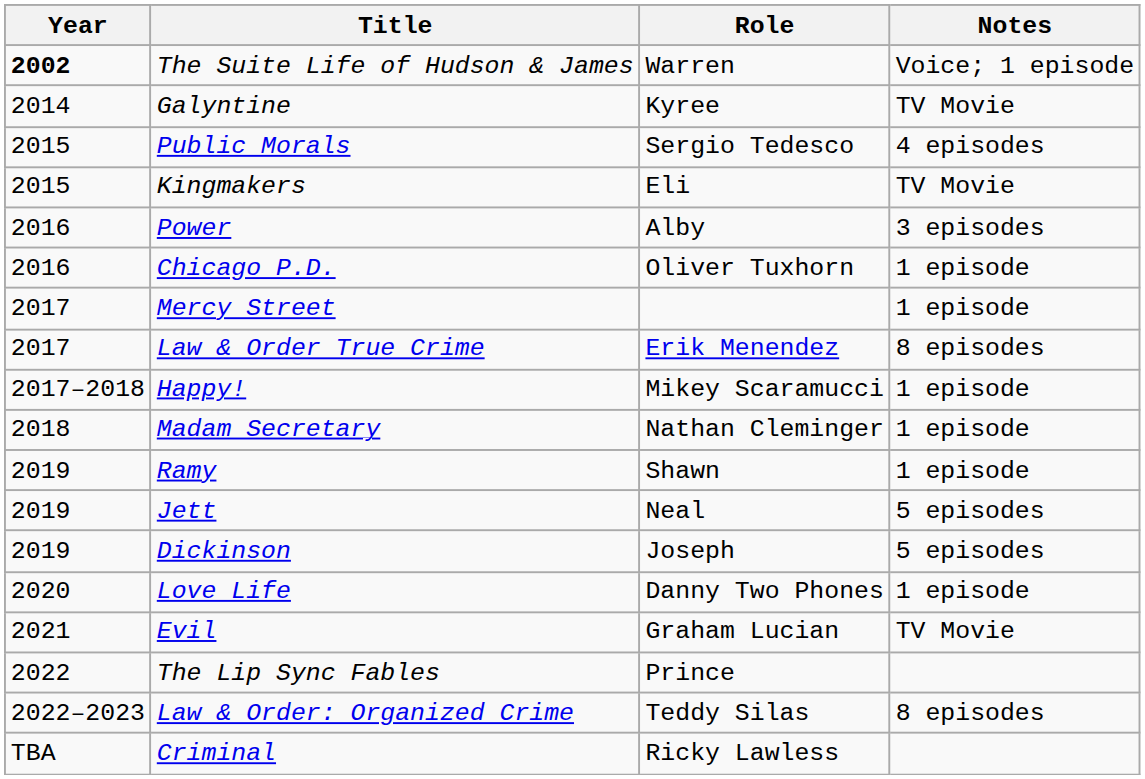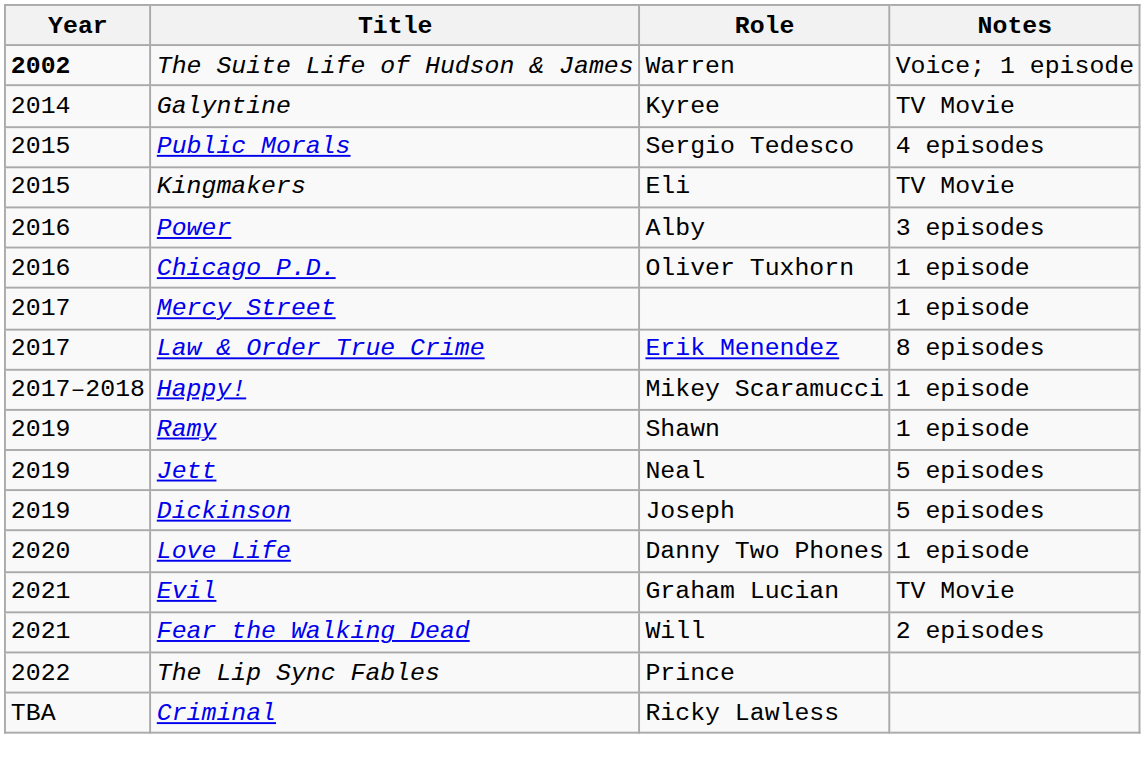- row: (269, 430)
+ row: (313, 632)
- row: (365, 713)
